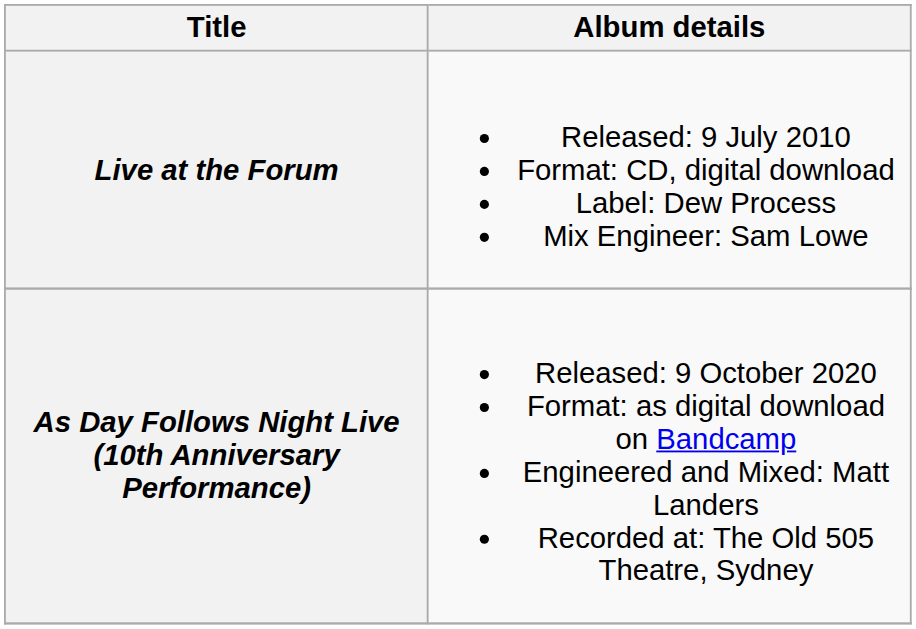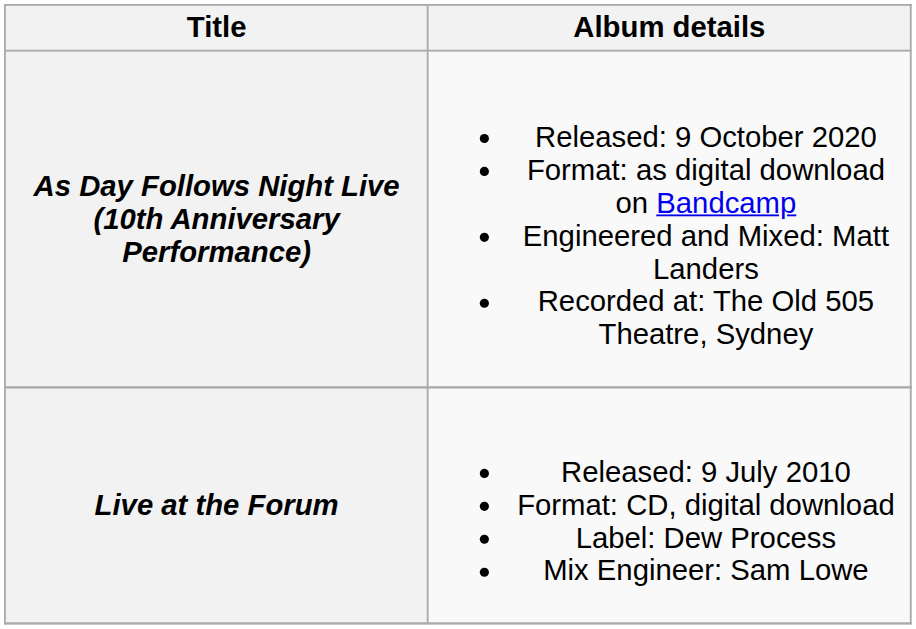rows swapped: (217, 169) <-> (217, 455)
